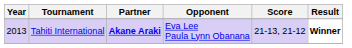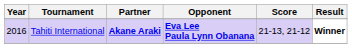(17, 31) 2013 -> (17, 31) 2016
(207, 31) normal -> (210, 31) bold
